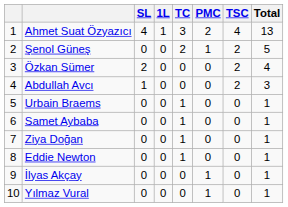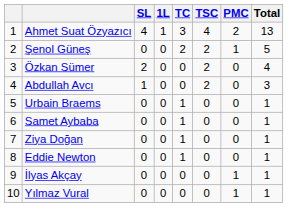columns swapped: (237, 13) <-> (208, 13)
